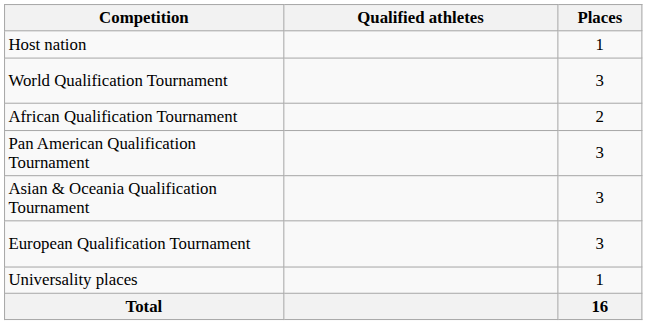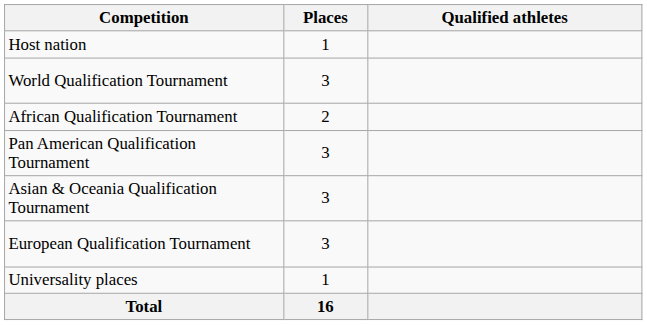columns swapped: (600, 17) <-> (421, 17)
